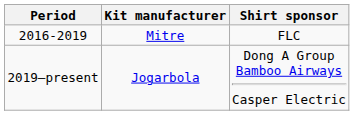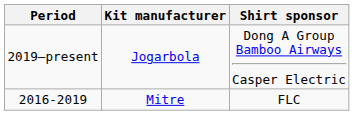rows swapped: (53, 35) <-> (53, 78)
